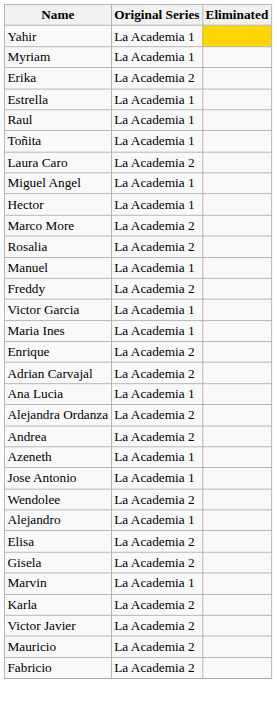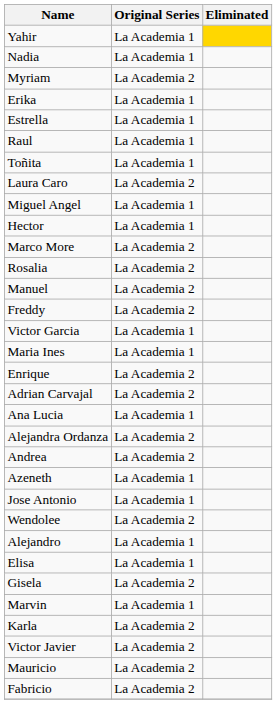+ row: (23, 57)
(154, 57) La Academia 1 -> (154, 78) La Academia 2
(154, 78) La Academia 2 -> (154, 99) La Academia 1
(154, 267) La Academia 1 -> (154, 288) La Academia 2
(154, 541) La Academia 2 -> (154, 562) La Academia 1
